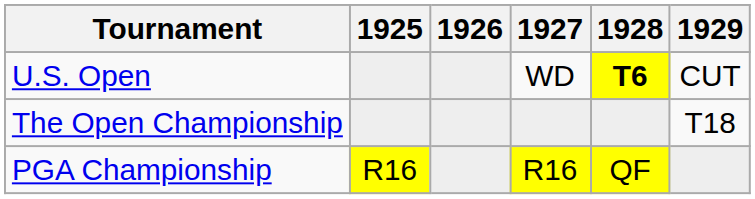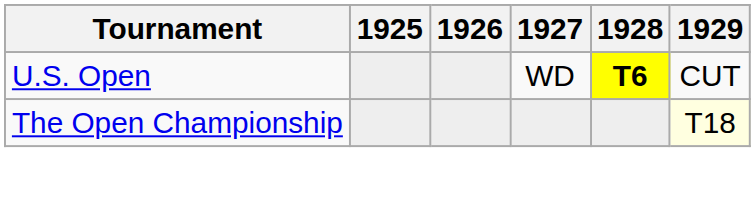(710, 123) no background -> (710, 123) lightyellow background
- row: (142, 170)
